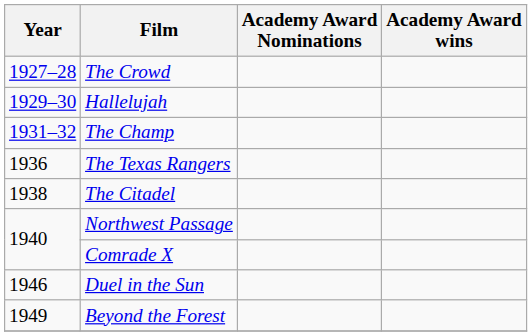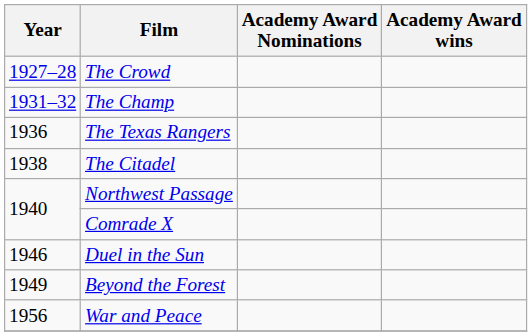- row: (126, 102)
+ row: (143, 315)
